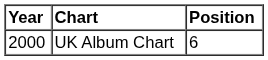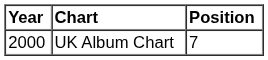(194, 42) 6 -> (194, 42) 7
